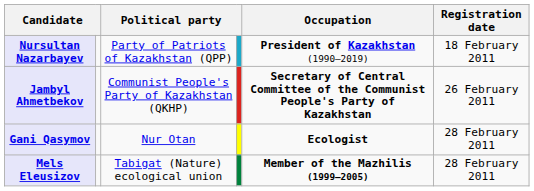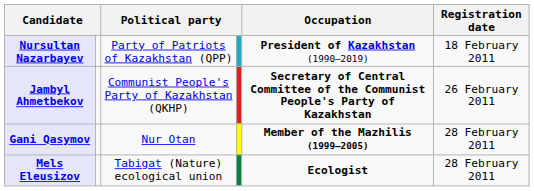(338, 139) Ecologist -> (338, 139) Member of the Mazhilis (1999–2005)
(338, 170) Member of the Mazhilis (1999–2005) -> (338, 170) Ecologist
